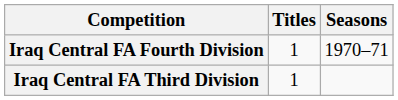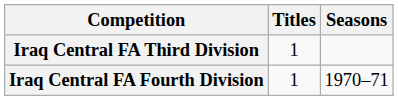rows swapped: (136, 80) <-> (136, 50)
